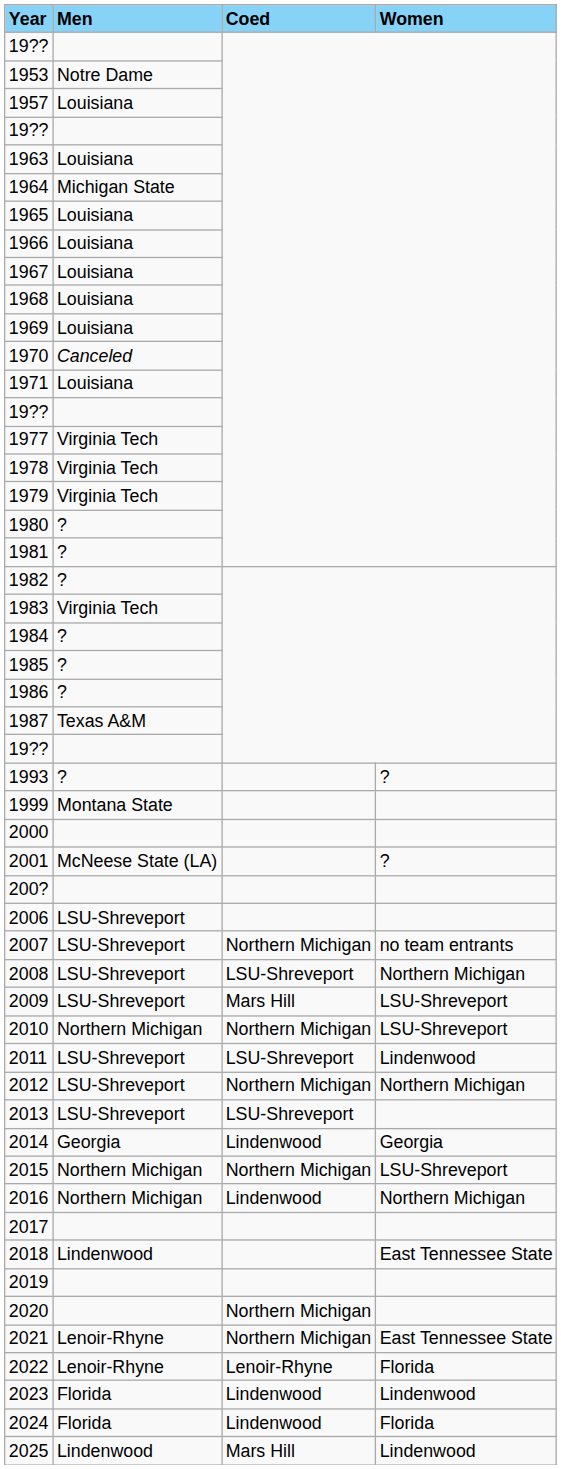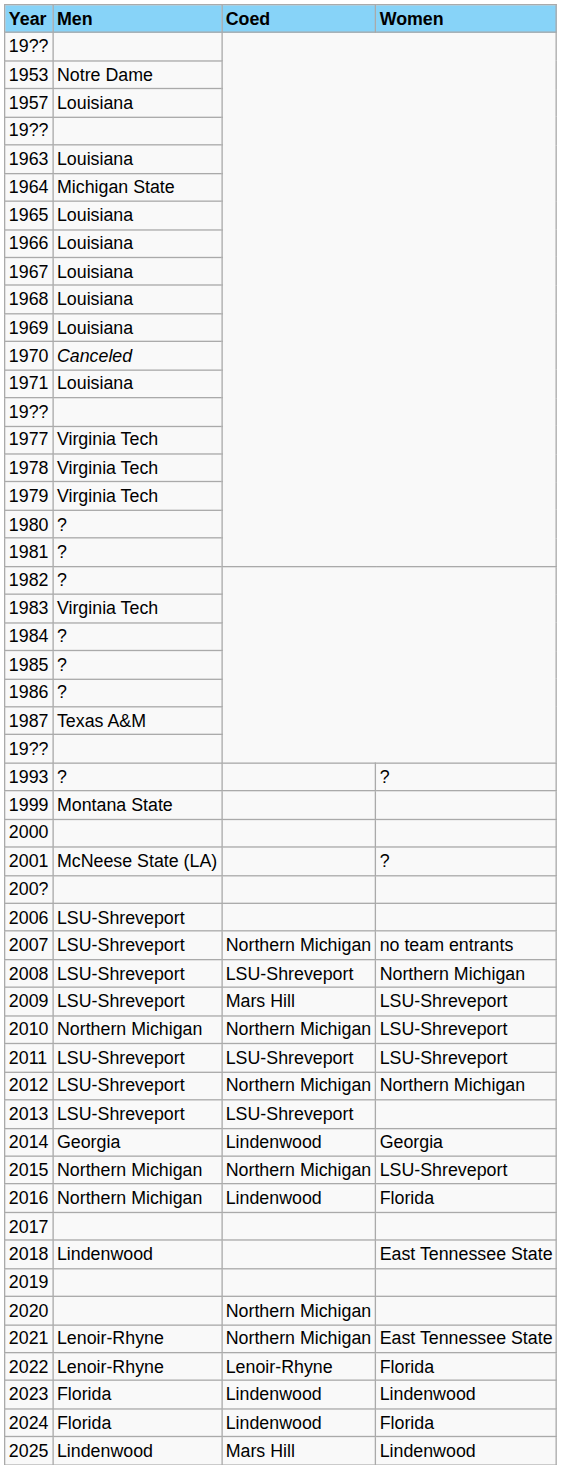(428, 1057) Lindenwood -> (443, 1057) LSU-Shreveport
(452, 1198) Northern Michigan -> (407, 1198) Florida
